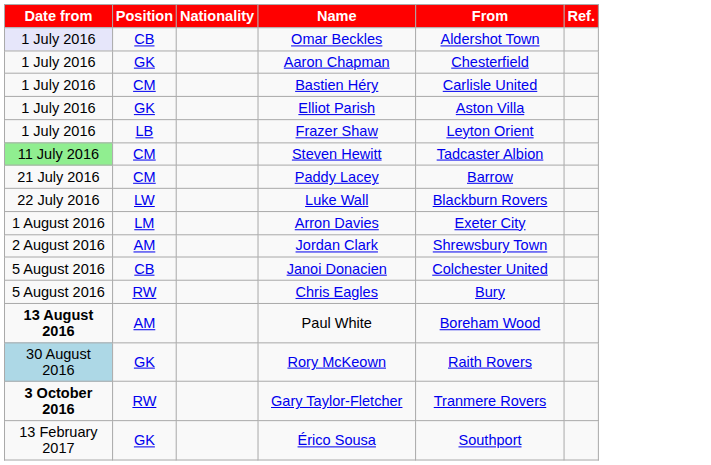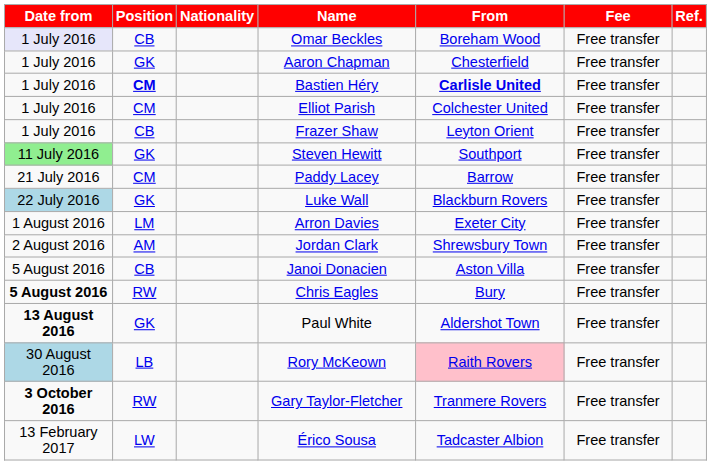+ column: (618, 16)
(490, 39) Aldershot Town -> (490, 39) Boreham Wood
(144, 85) normal -> (144, 85) bold
(490, 85) normal -> (490, 85) bold
(144, 108) GK -> (144, 108) CM
(490, 108) Aston Villa -> (490, 108) Colchester United
(144, 131) LB -> (144, 131) CB
(144, 154) CM -> (144, 154) GK
(490, 154) Tadcaster Albion -> (490, 154) Southport
(58, 200) no background -> (58, 200) lightblue background
(144, 200) LW -> (144, 200) GK
(490, 269) Colchester United -> (490, 269) Aston Villa
(58, 292) normal -> (58, 292) bold
(144, 323) AM -> (144, 323) GK
(490, 323) Boreham Wood -> (490, 323) Aldershot Town
(144, 362) GK -> (144, 362) LB
(490, 362) no background -> (490, 362) pink background
(144, 441) GK -> (144, 441) LW
(490, 441) Southport -> (490, 441) Tadcaster Albion
